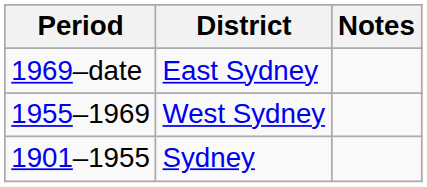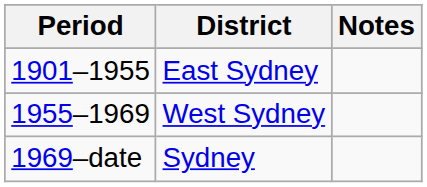(77, 70) 1969–date -> (81, 70) 1901–1955
(81, 158) 1901–1955 -> (77, 158) 1969–date
